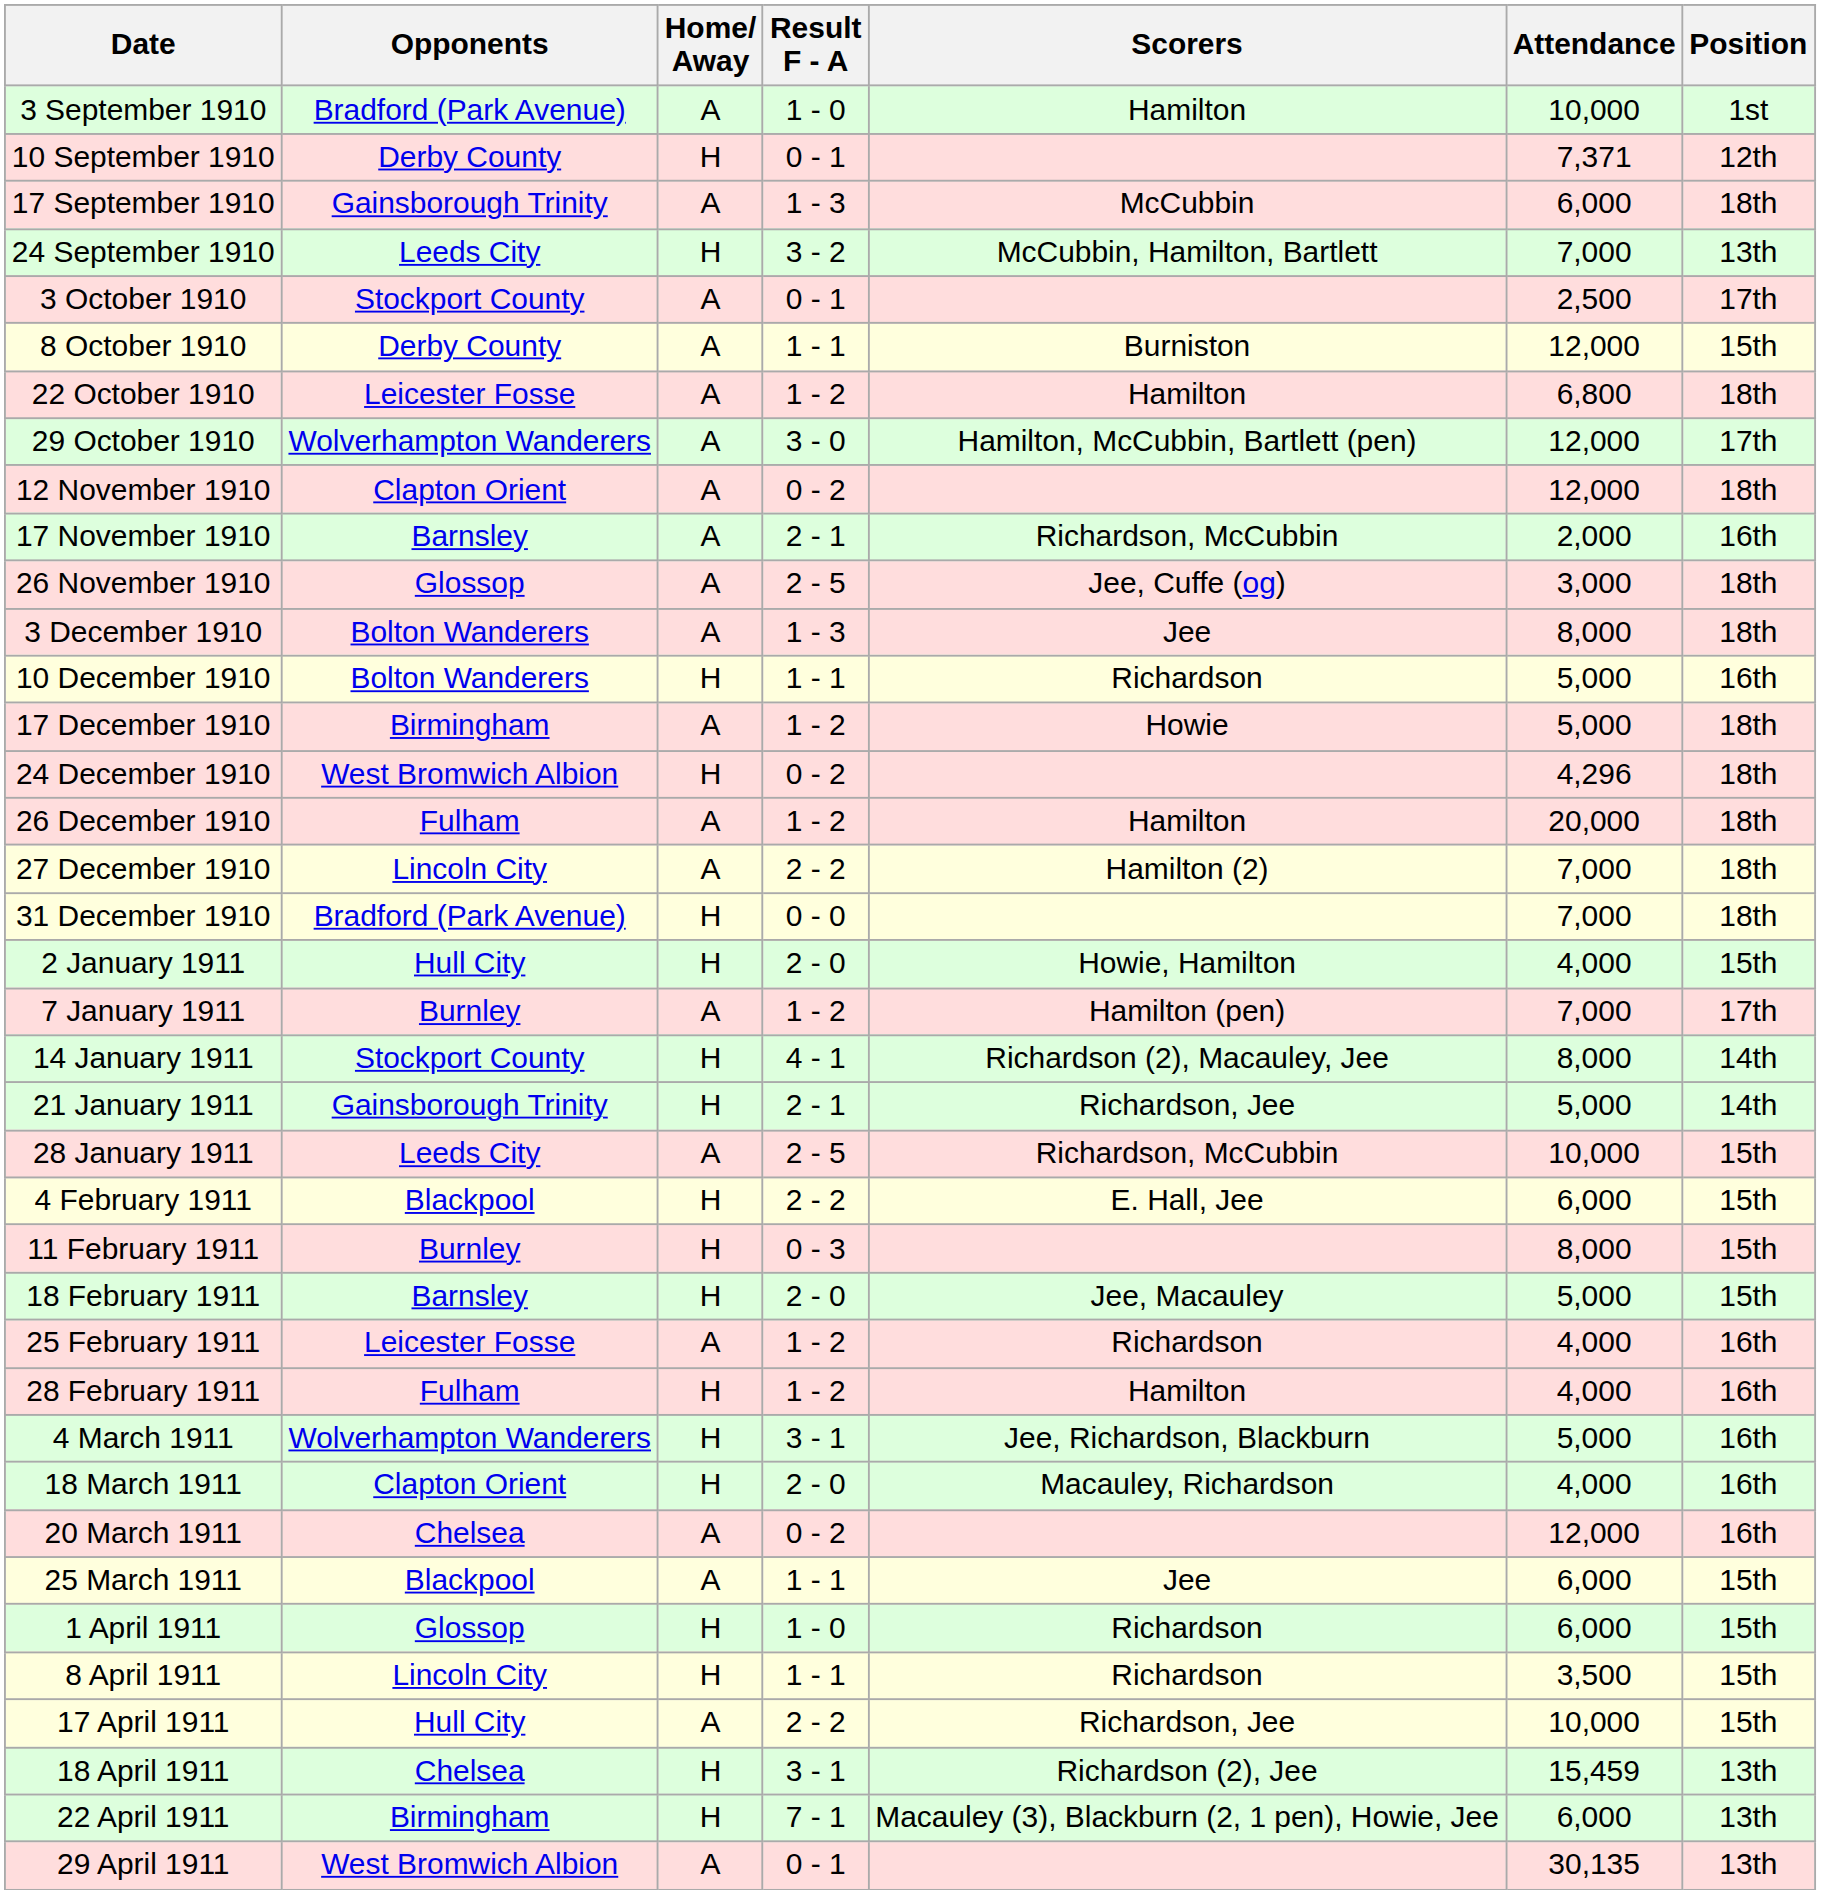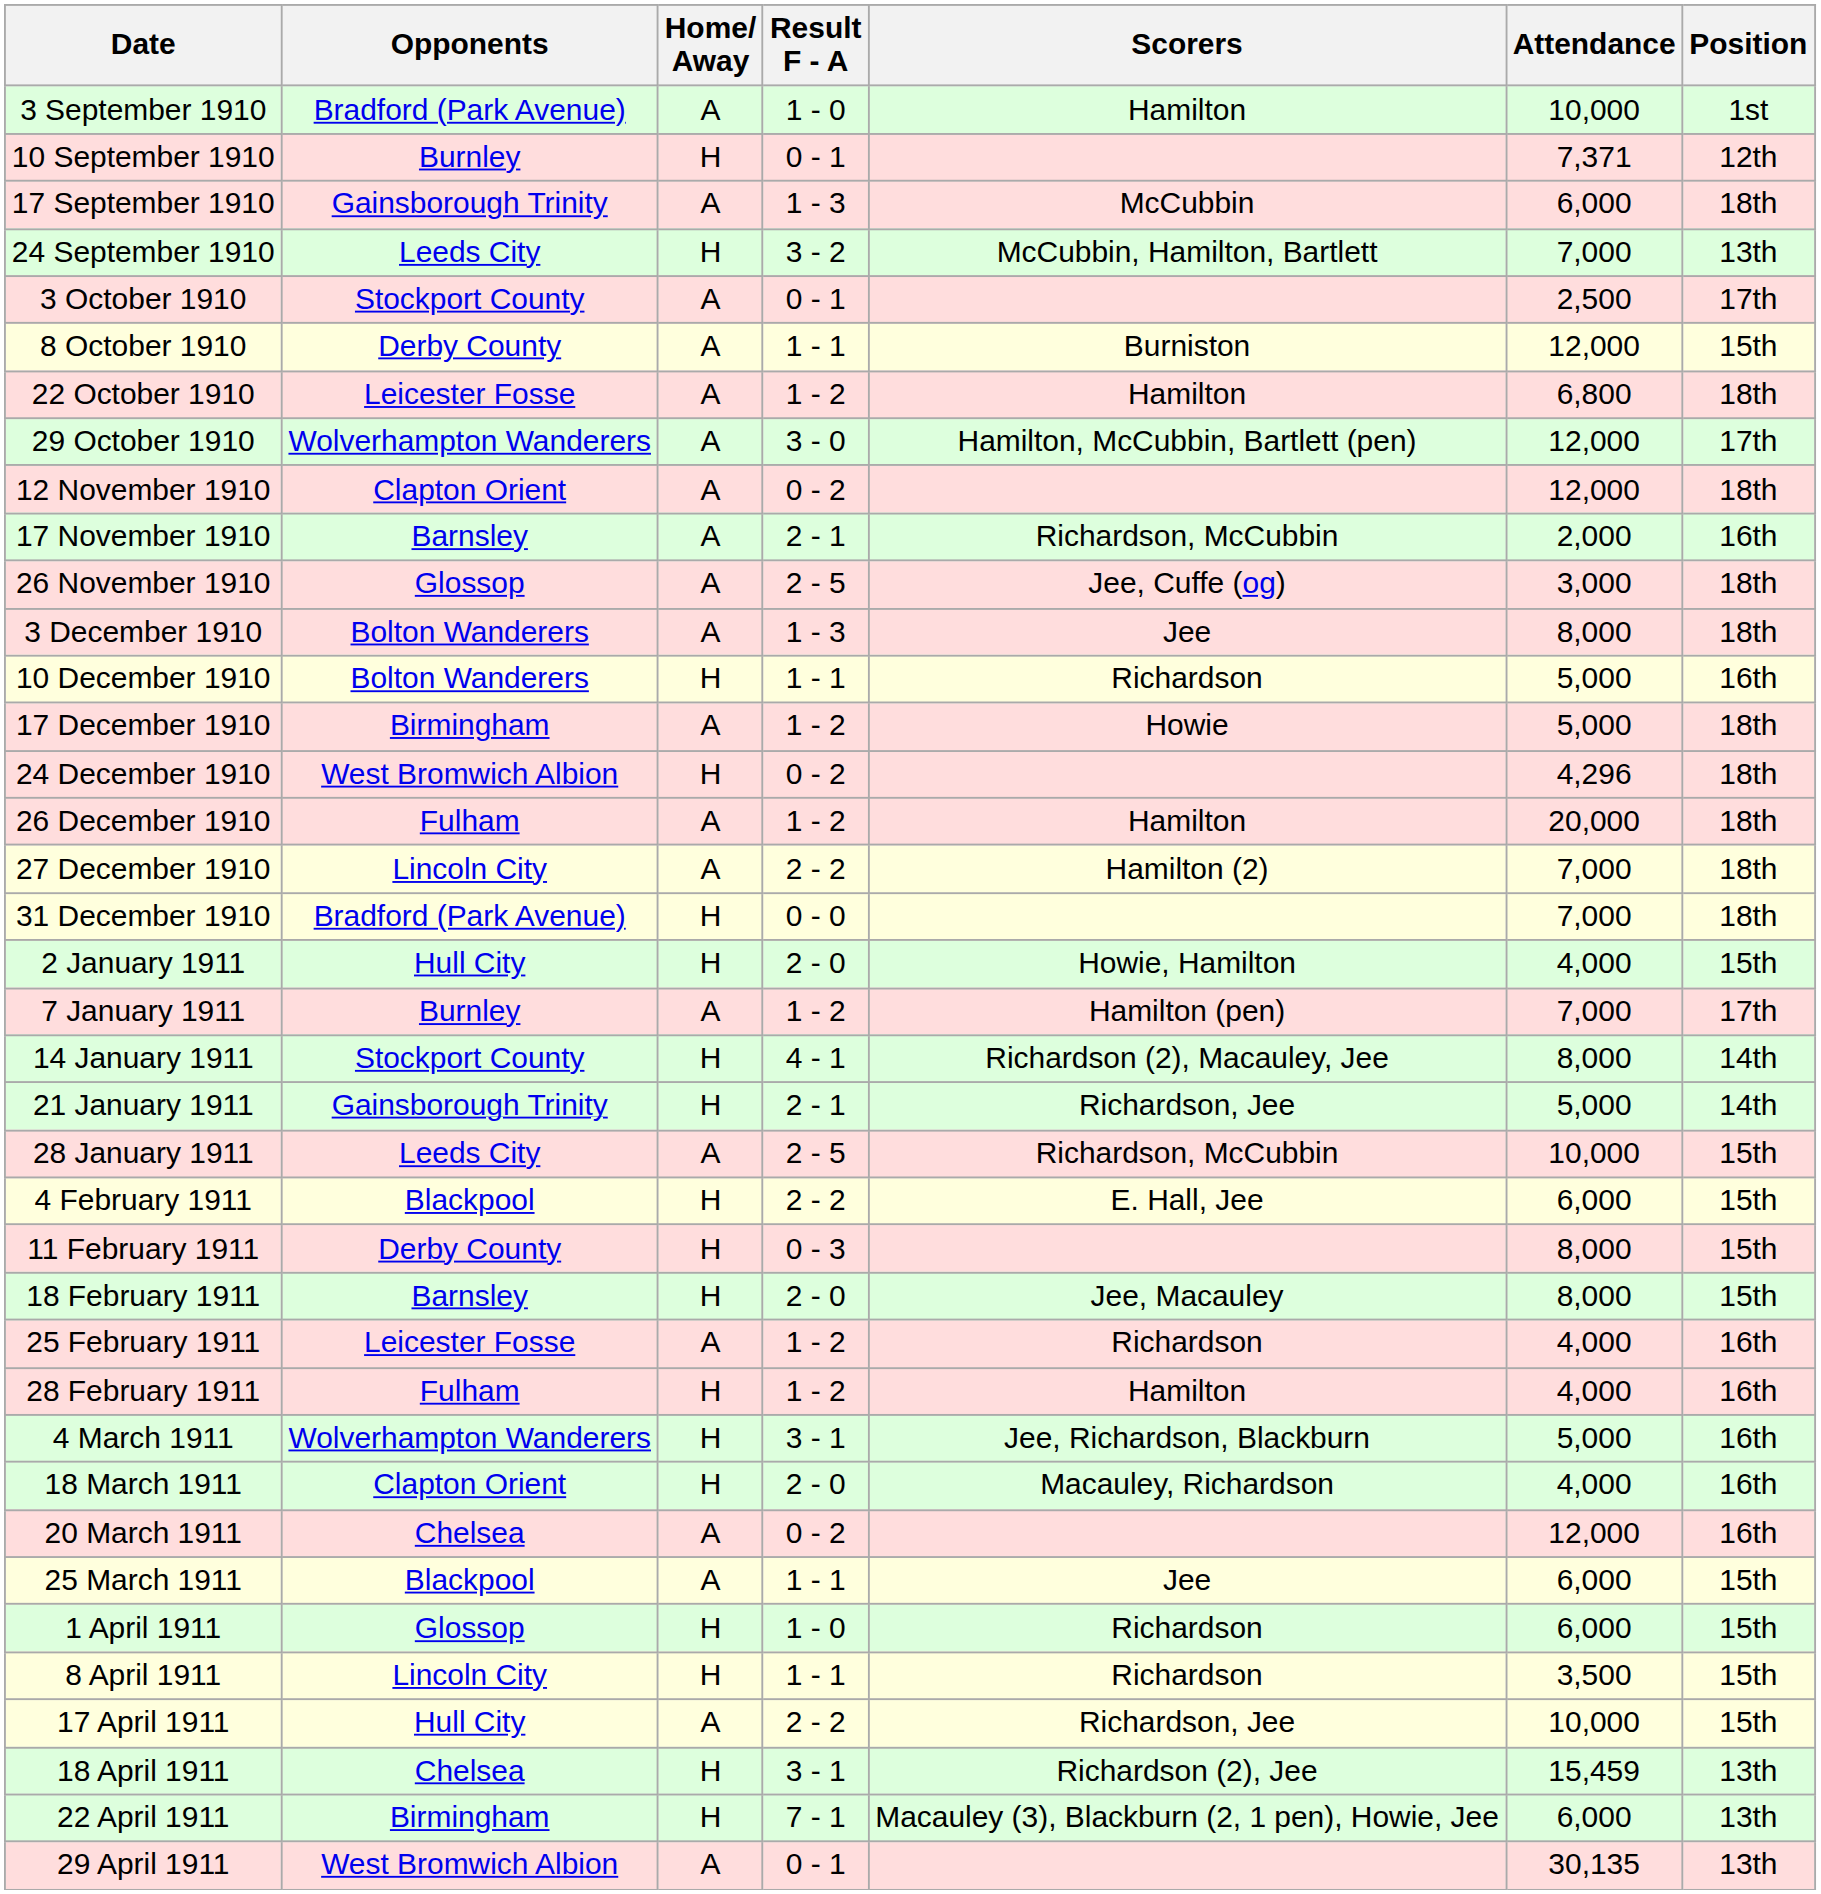(470, 156) Derby County -> (470, 156) Burnley
(470, 1248) Burnley -> (470, 1248) Derby County
(1594, 1295) 5,000 -> (1594, 1295) 8,000
